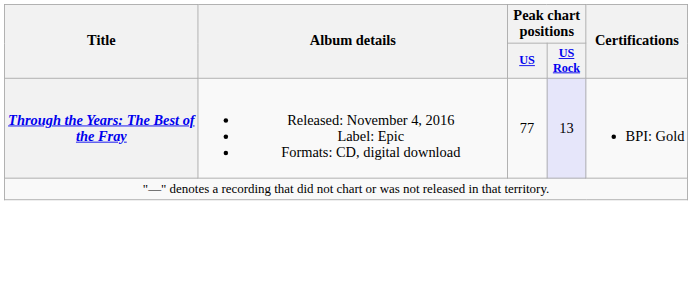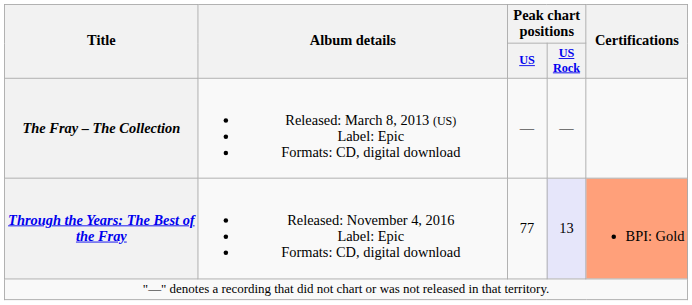+ row: (101, 128)
(637, 136) no background -> (637, 237) lightsalmon background
